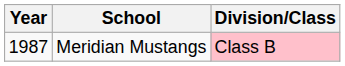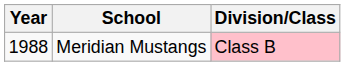(28, 46) 1987 -> (28, 46) 1988
